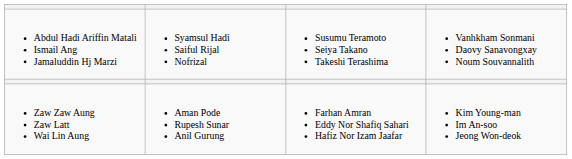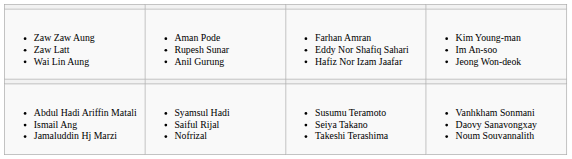rows swapped: (75, 50) <-> (75, 125)
